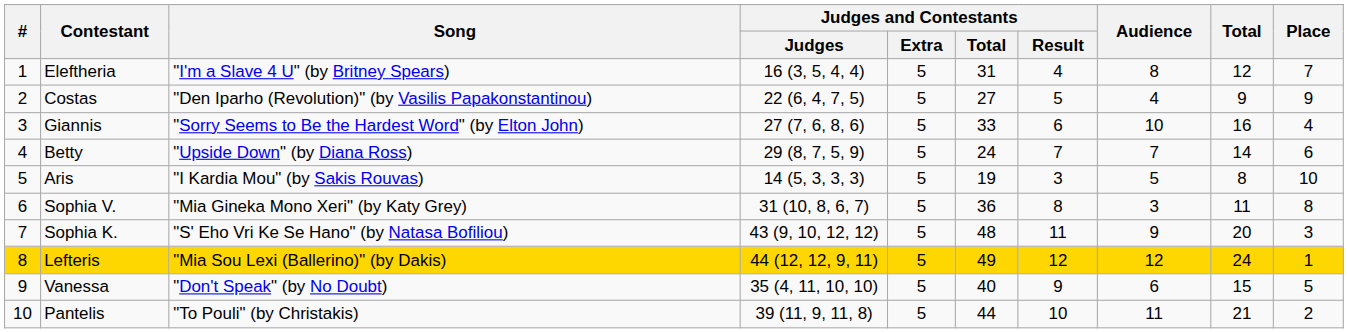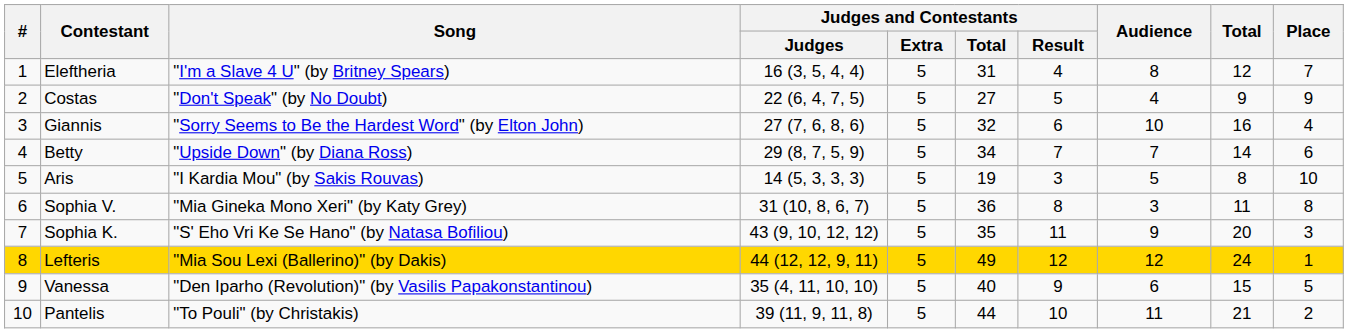(383, 98) "Den Iparho (Revolution)" (by Vasilis Papakonstantinou) -> (280, 98) "Don't Speak" (by No Doubt)
(986, 125) 33 -> (986, 125) 32
(986, 152) 24 -> (986, 152) 34
(986, 233) 48 -> (986, 233) 35
(280, 286) "Don't Speak" (by No Doubt) -> (383, 286) "Den Iparho (Revolution)" (by Vasilis Papakonstantinou)
